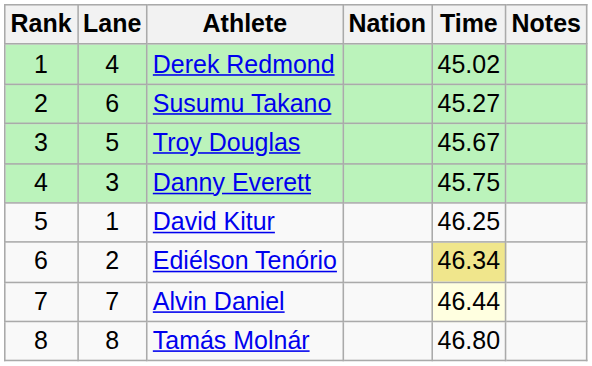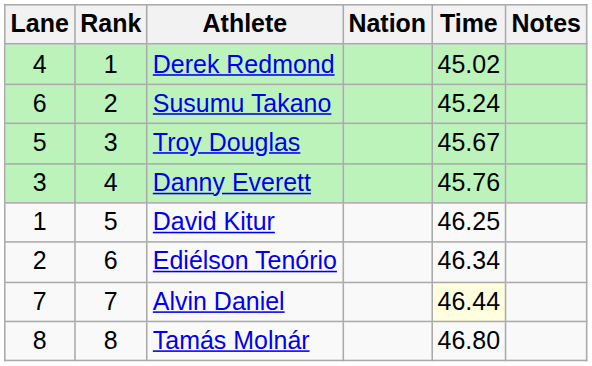columns swapped: (41, 24) <-> (112, 24)
(469, 103) 45.27 -> (469, 103) 45.24
(469, 182) 45.75 -> (469, 182) 45.76
(469, 261) khaki background -> (469, 261) no background
